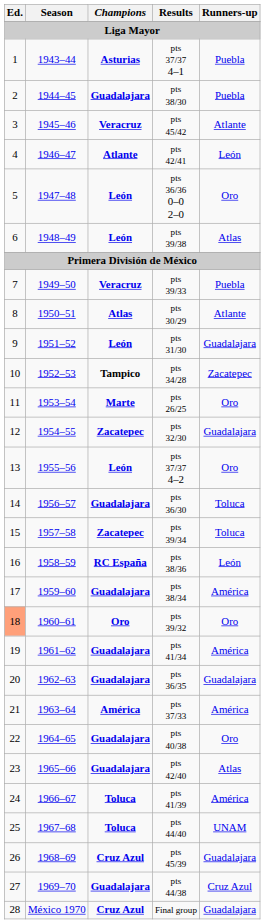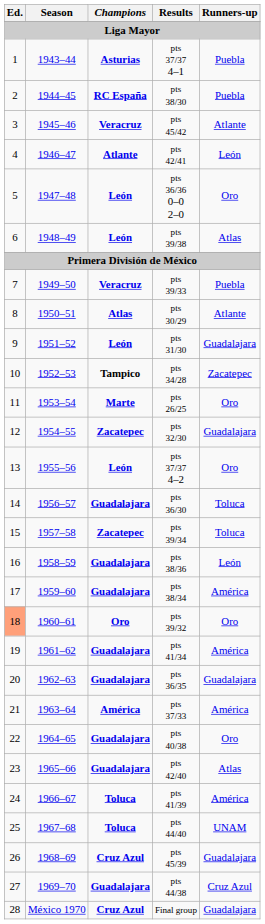(120, 95) Guadalajara -> (120, 95) RC España
(120, 562) RC España -> (120, 562) Guadalajara
